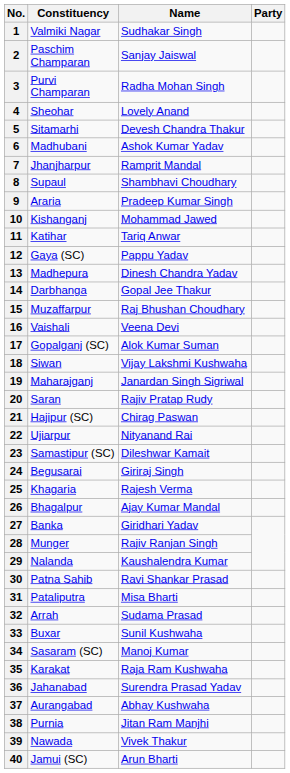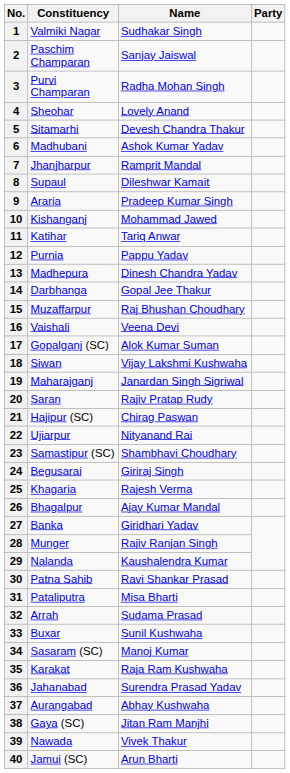(179, 183) Shambhavi Choudhary -> (165, 183) Dileshwar Kamait
(57, 255) Gaya (SC) -> (47, 255) Purnia
(165, 453) Dileshwar Kamait -> (179, 453) Shambhavi Choudhary
(47, 723) Purnia -> (57, 723) Gaya (SC)
